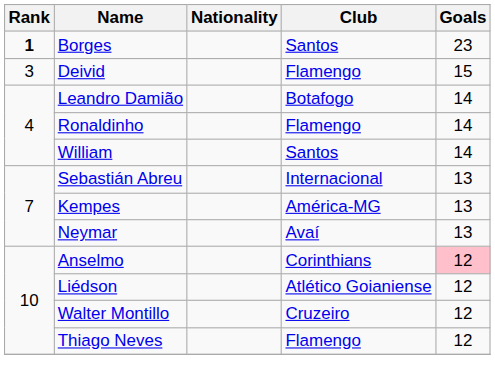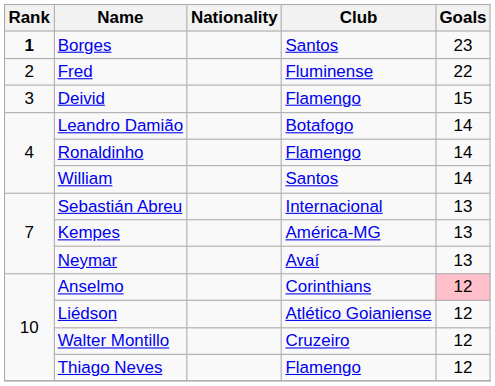+ row: (75, 71)
